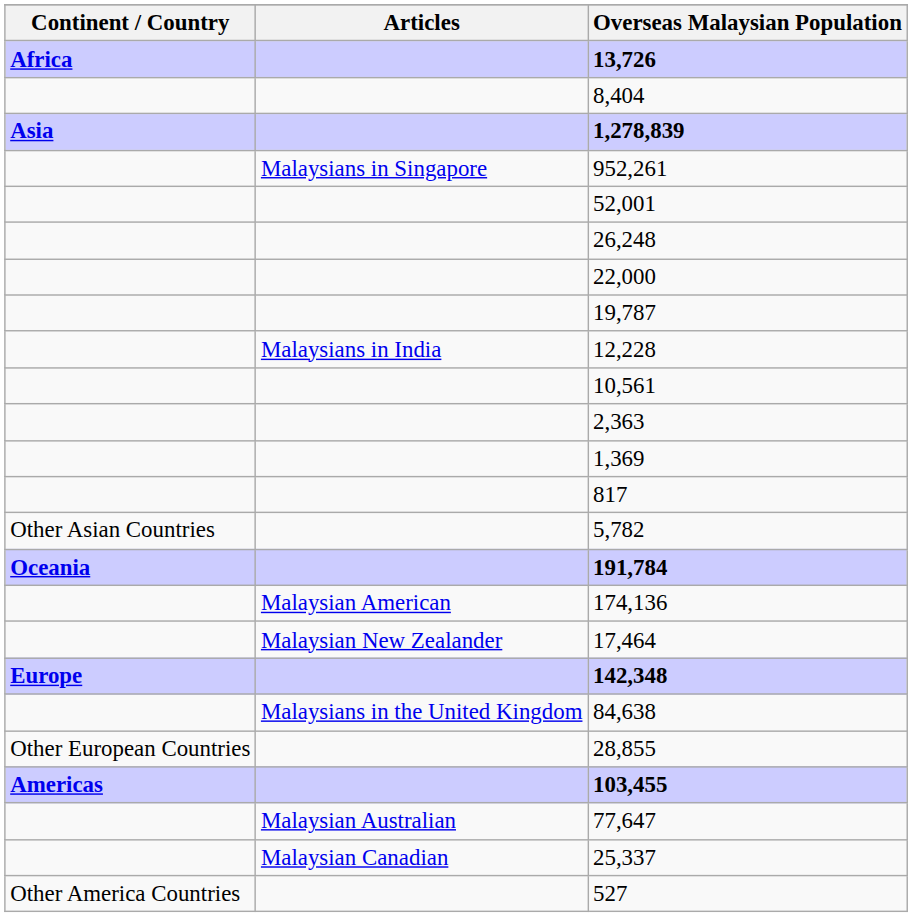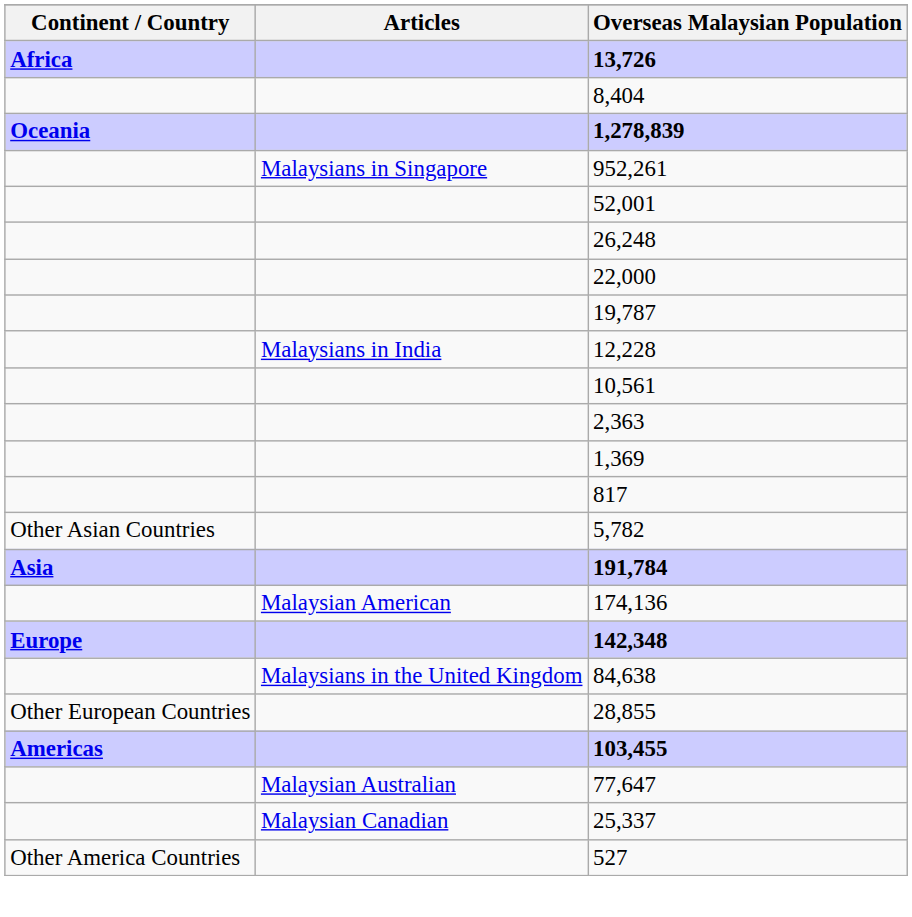(32, 131) Asia -> (50, 131) Oceania
(50, 566) Oceania -> (32, 566) Asia
- row: (624, 639)
